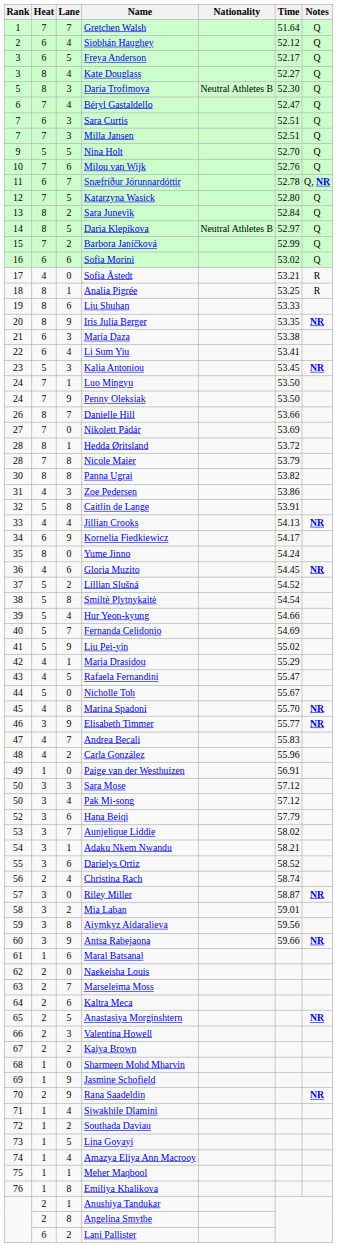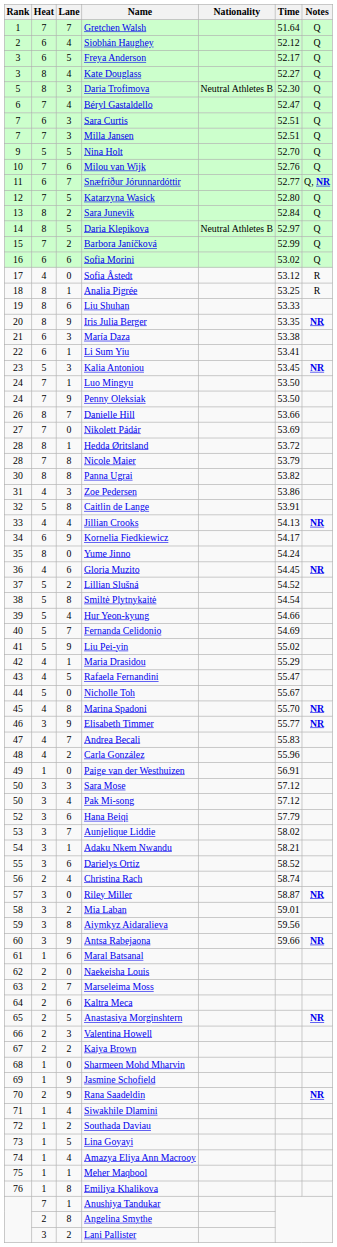(289, 182) 52.78 -> (289, 182) 52.77
(289, 275) 53.21 -> (289, 275) 53.12
(69, 352) 4 -> (69, 352) 1
(44, 1204) 2 -> (44, 1204) 7
(44, 1235) 6 -> (44, 1235) 3
